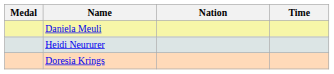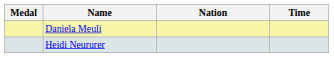- row: (75, 61)
